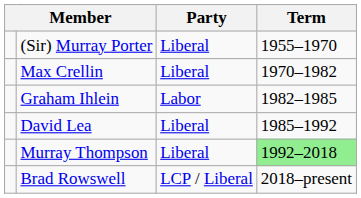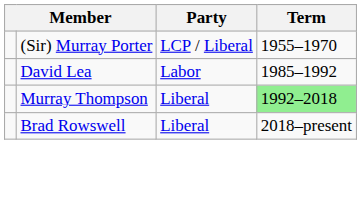(185, 44) Liberal -> (207, 44) LCP / Liberal
- row: (62, 71)
- row: (70, 98)
(185, 125) Liberal -> (180, 71) Labor
(207, 179) LCP / Liberal -> (185, 125) Liberal
